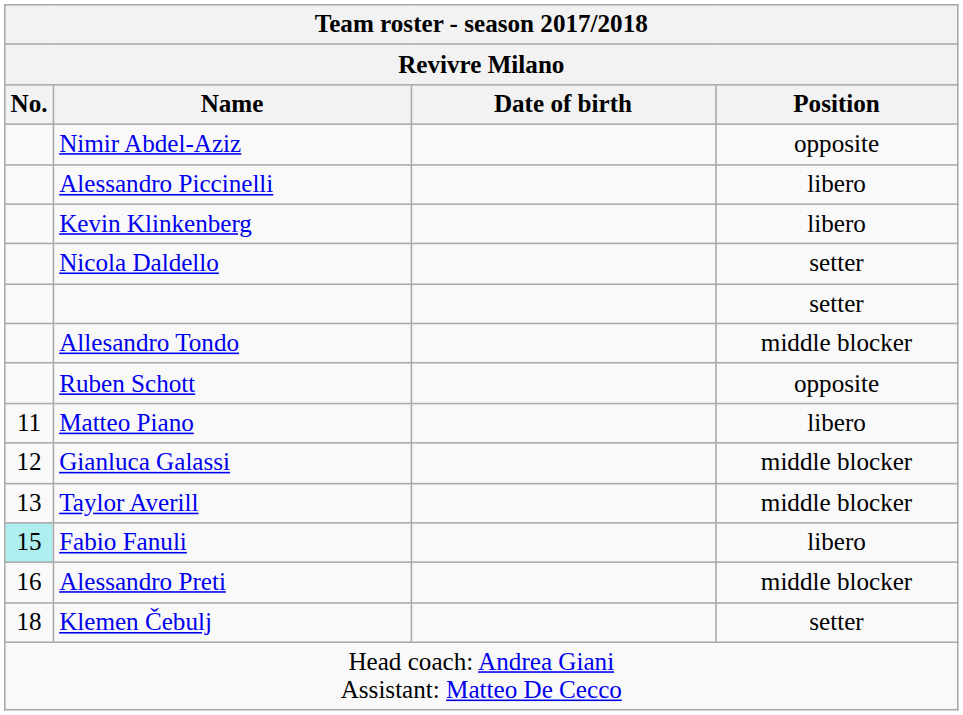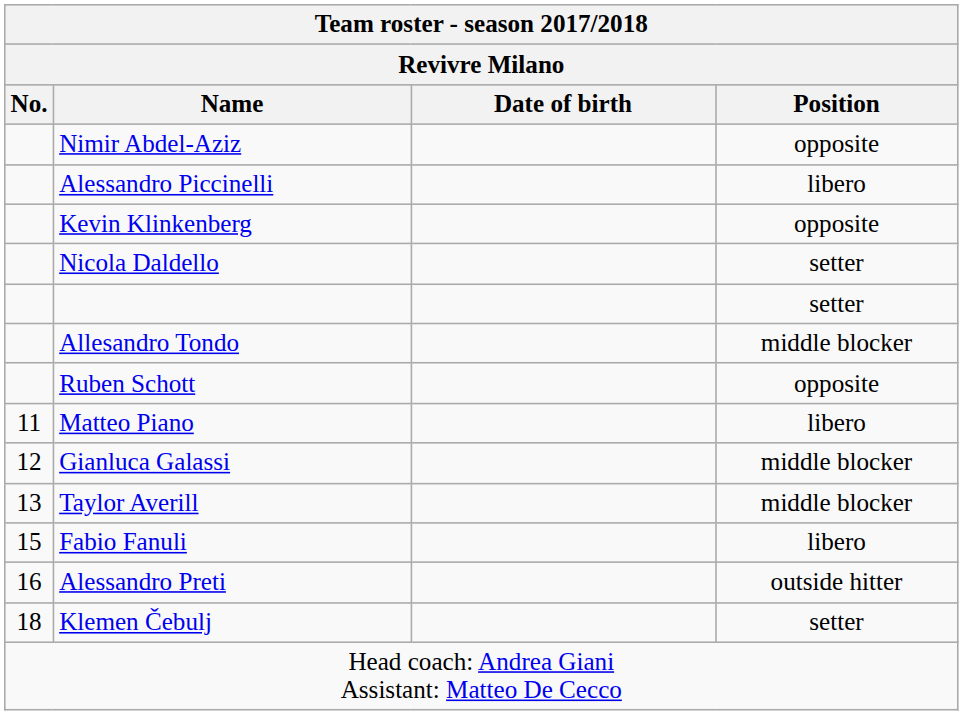(837, 223) libero -> (837, 223) opposite
(29, 542) paleturquoise background -> (29, 542) no background
(837, 582) middle blocker -> (837, 582) outside hitter
